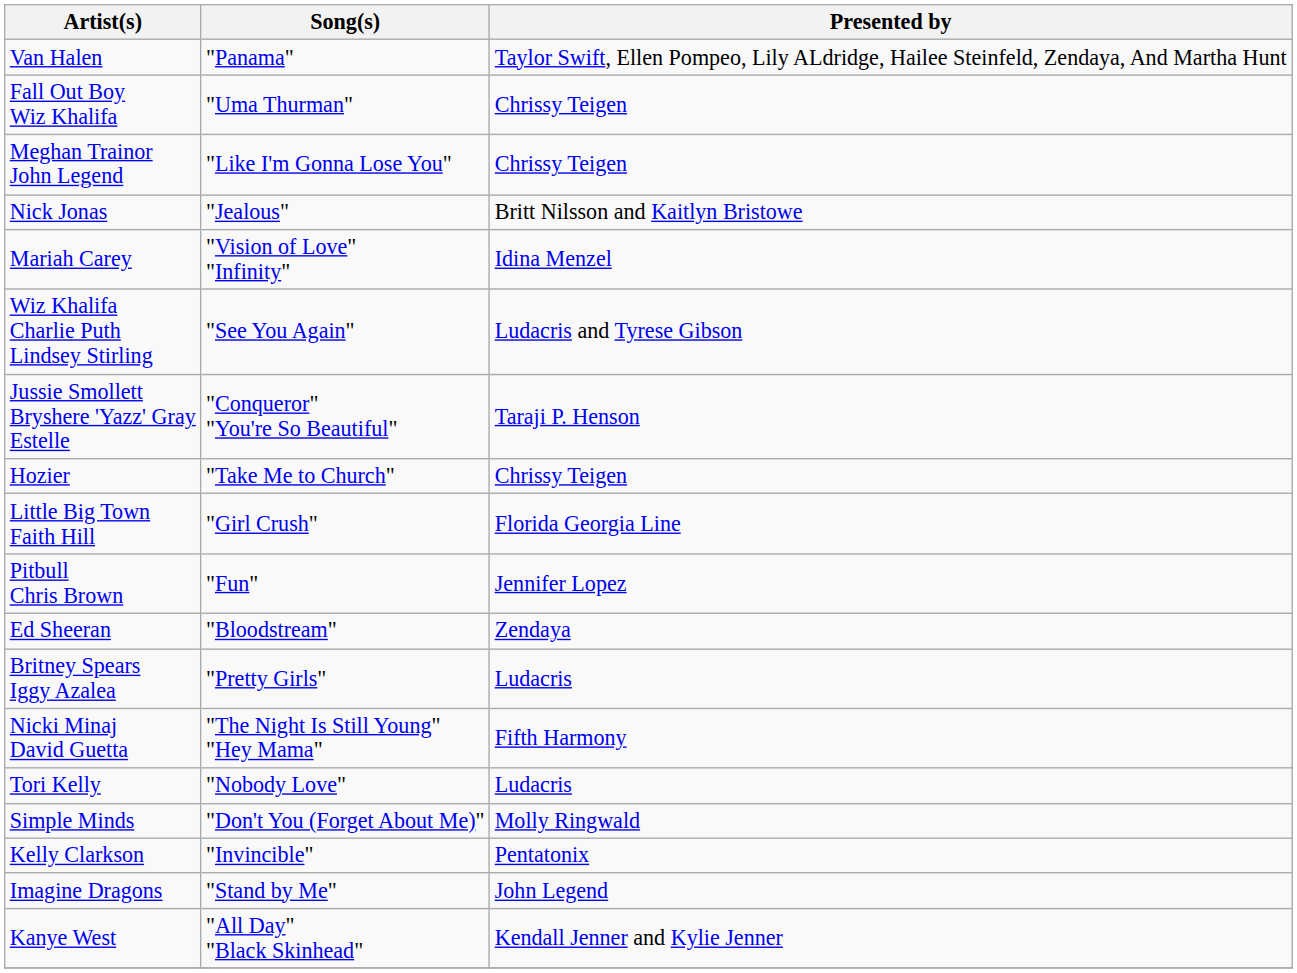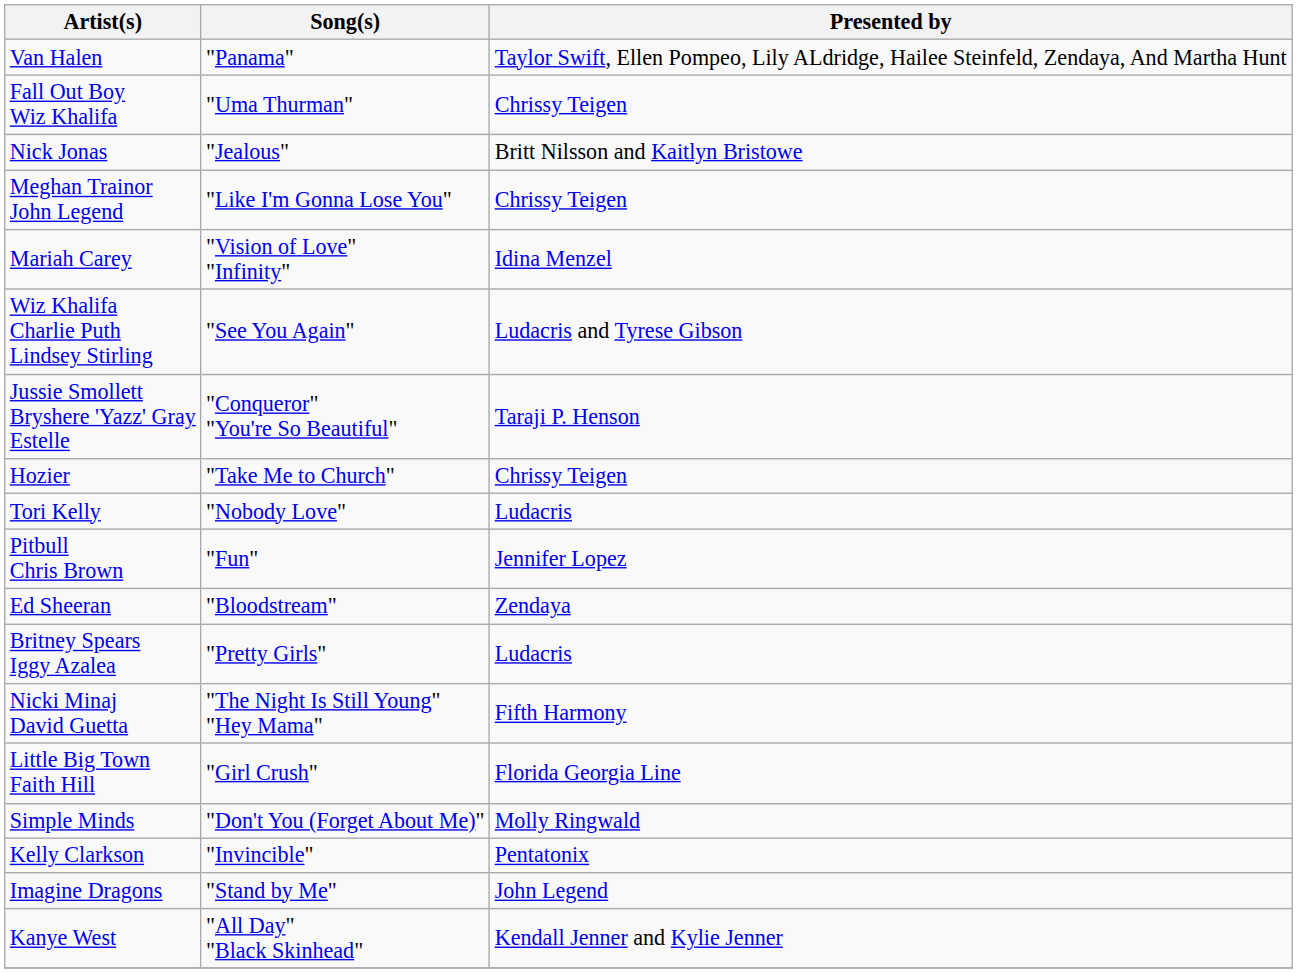rows swapped: (59, 211) <-> (81, 164)
rows swapped: (80, 523) <-> (55, 785)
